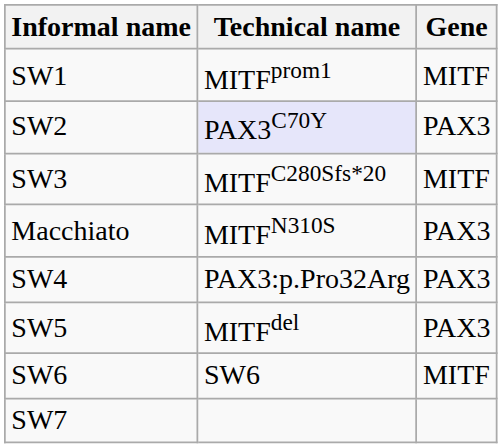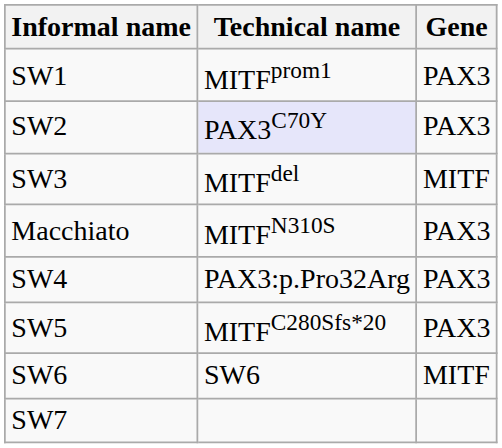(456, 74) MITF -> (457, 74) PAX3
(295, 178) MITFC280Sfs*20 -> (252, 178) MITFdel
(252, 327) MITFdel -> (295, 327) MITFC280Sfs*20
